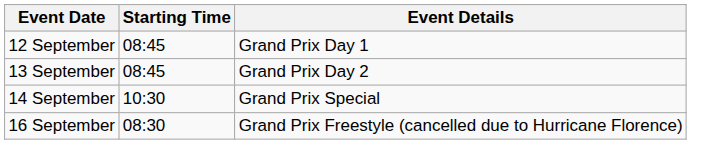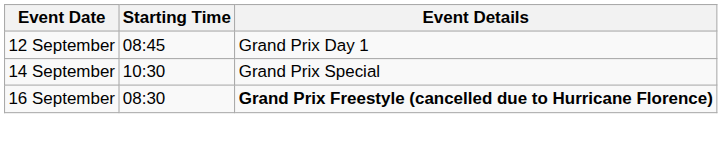- row: (62, 71)
(461, 125) normal -> (476, 98) bold
